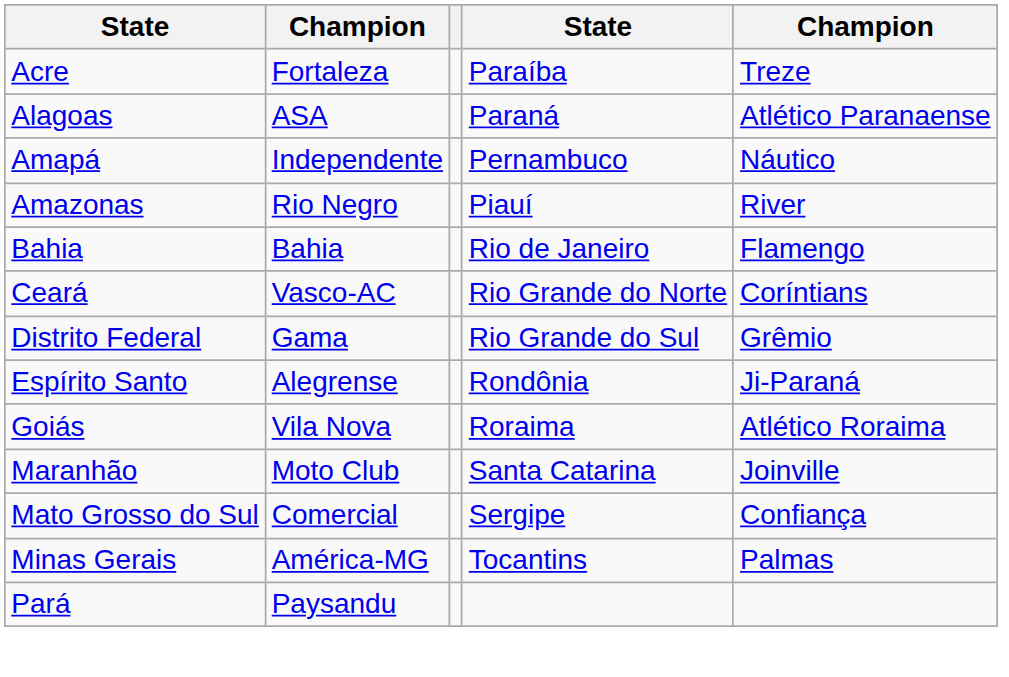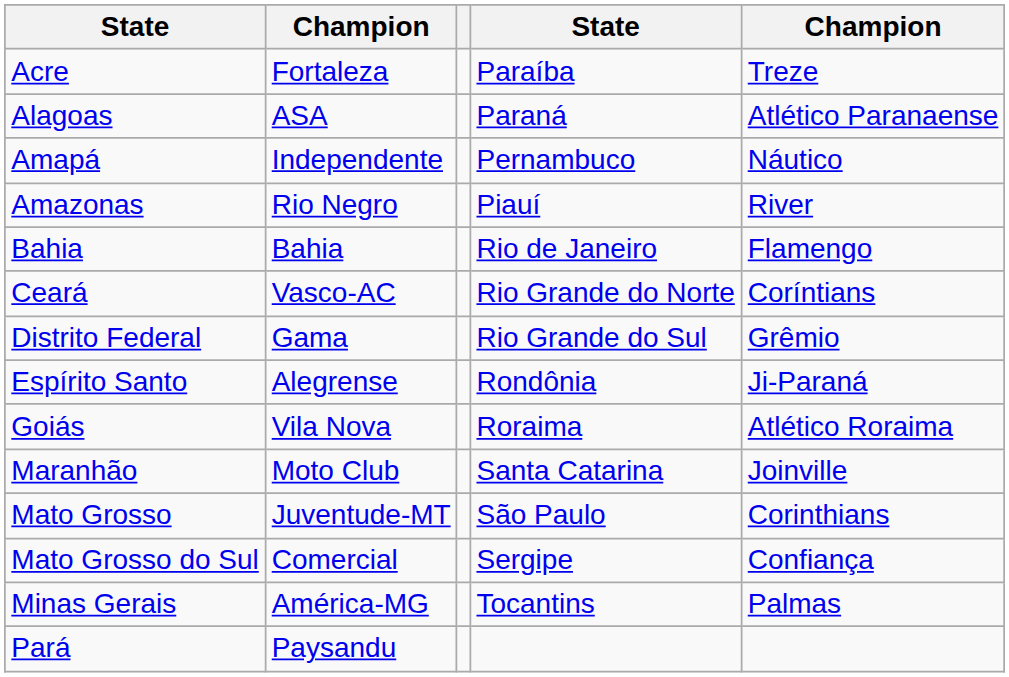+ row: (91, 515)
